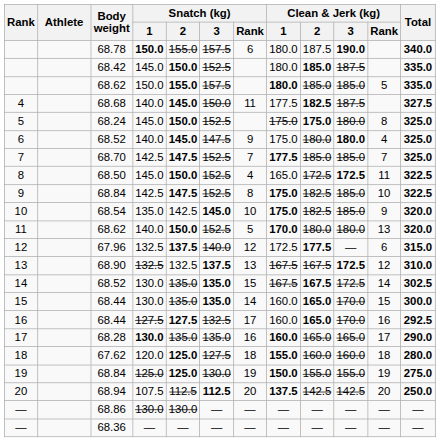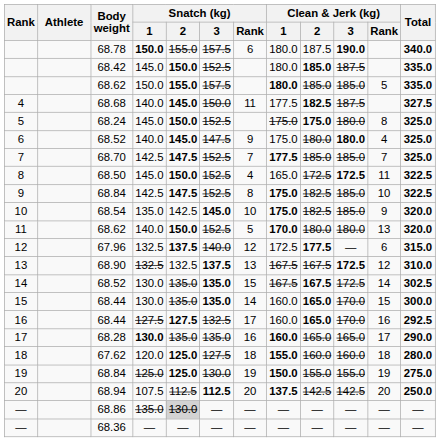(149, 409) 130.0 -> (149, 409) 135.0
(183, 409) no background -> (183, 409) lightgrey background
